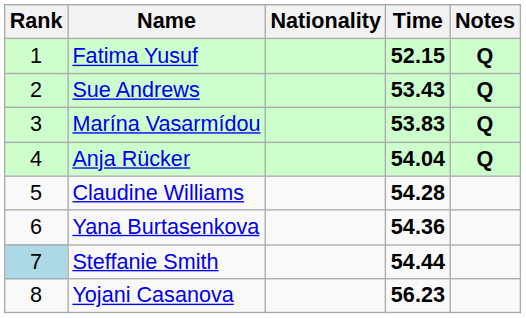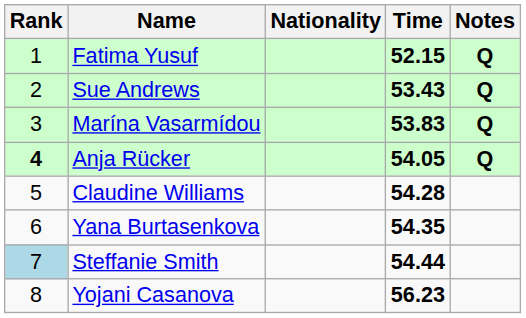(36, 158) normal -> (36, 158) bold
(418, 158) 54.04 -> (418, 158) 54.05
(418, 227) 54.36 -> (418, 227) 54.35
